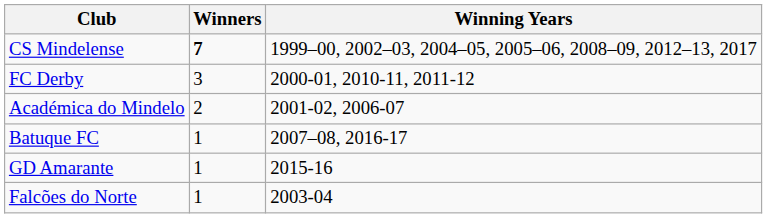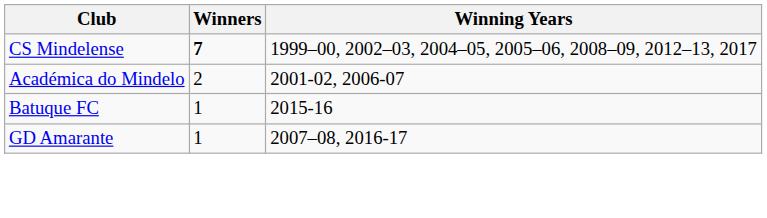- row: (46, 78)
(339, 138) 2007–08, 2016-17 -> (301, 108) 2015-16
(301, 167) 2015-16 -> (339, 138) 2007–08, 2016-17
- row: (73, 197)
